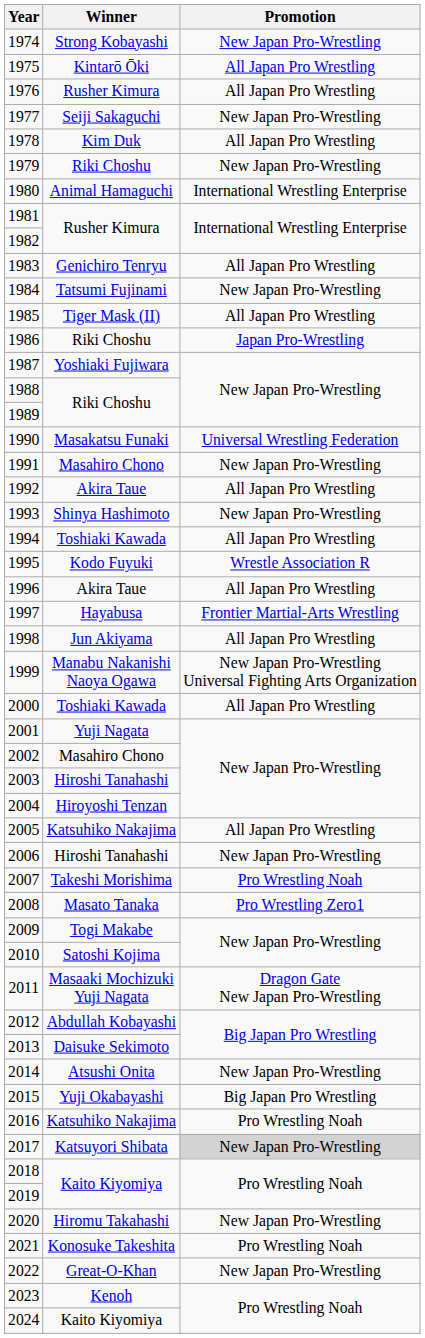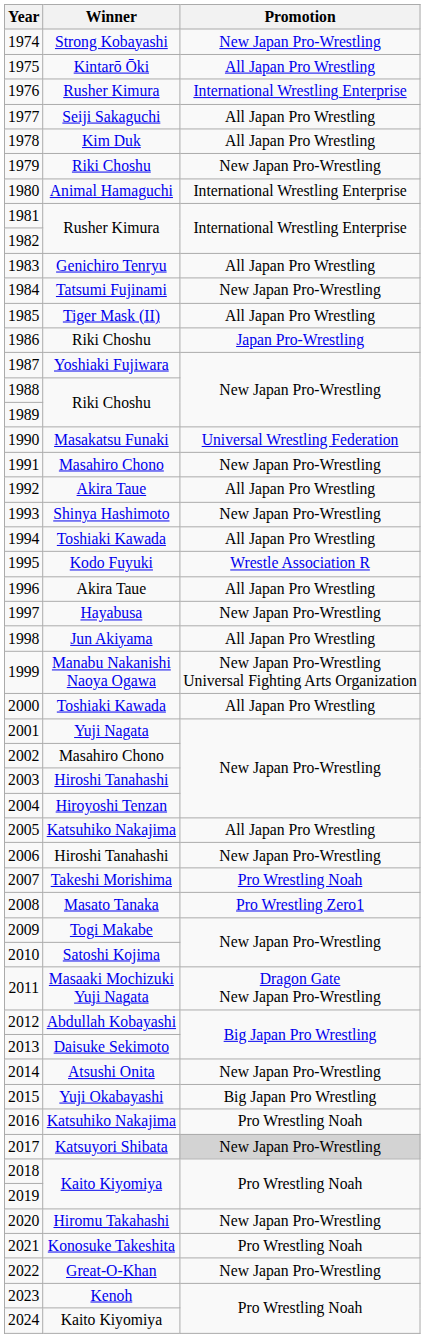(300, 91) All Japan Pro Wrestling -> (300, 91) International Wrestling Enterprise
(300, 116) New Japan Pro-Wrestling -> (300, 116) All Japan Pro Wrestling
(300, 613) Frontier Martial-Arts Wrestling -> (300, 613) New Japan Pro-Wrestling
